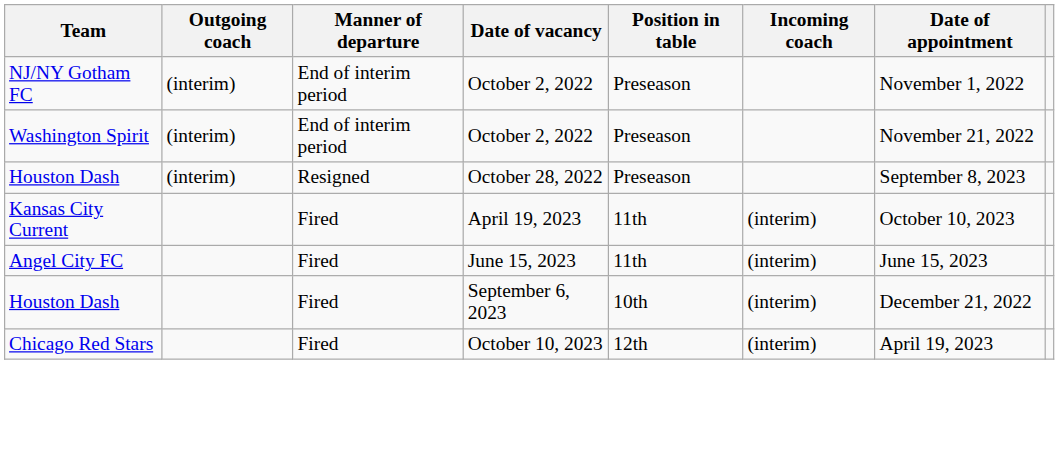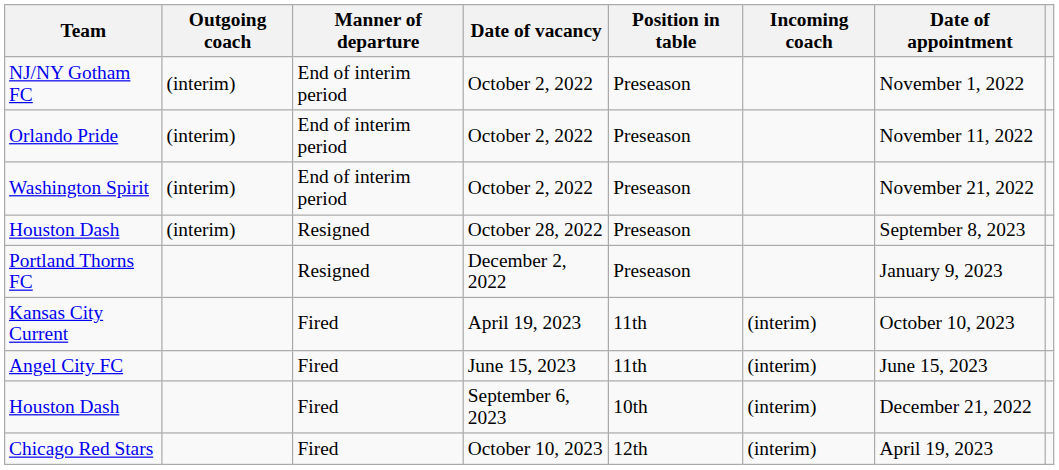+ row: (64, 135)
+ row: (72, 271)
